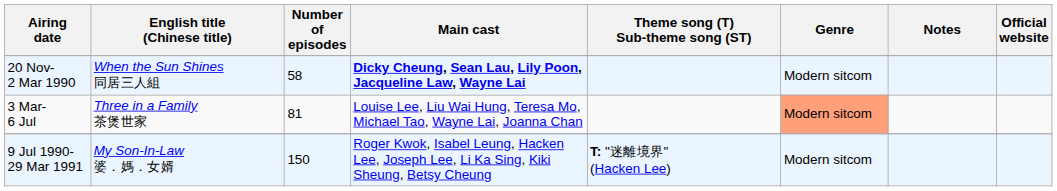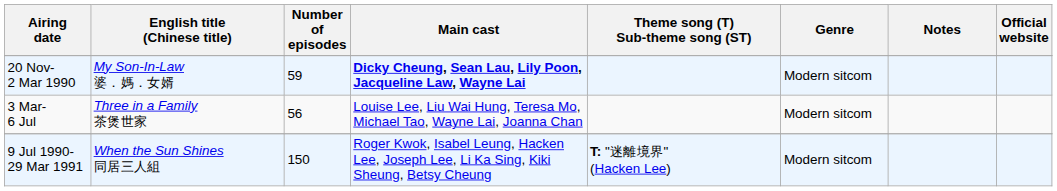(159, 74) When the Sun Shines 同居三人組 -> (139, 74) My Son-In-Law 婆．媽．女婿
(295, 75) 58 -> (295, 75) 59
(295, 114) 81 -> (295, 114) 56
(828, 114) lightsalmon background -> (828, 114) no background
(139, 158) My Son-In-Law 婆．媽．女婿 -> (159, 158) When the Sun Shines 同居三人組
